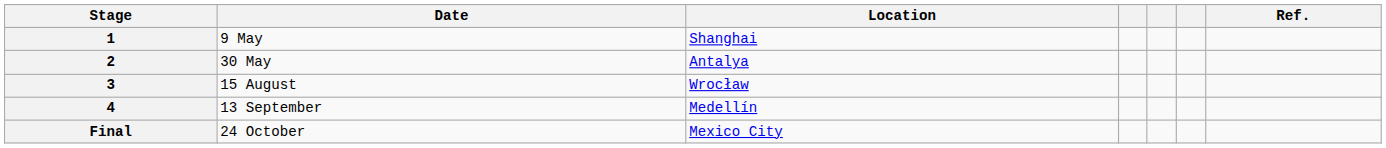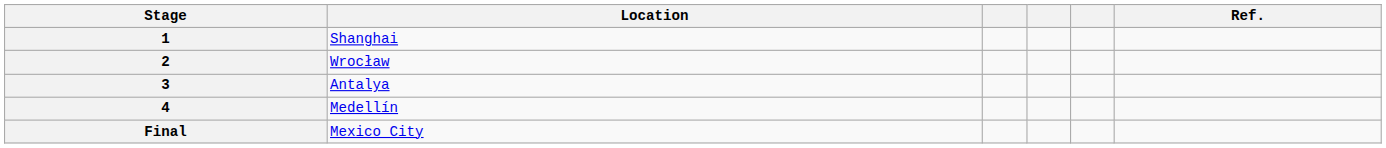- column: (451, 16)
(719, 62) Antalya -> (360, 62) Wrocław
(719, 85) Wrocław -> (360, 85) Antalya
